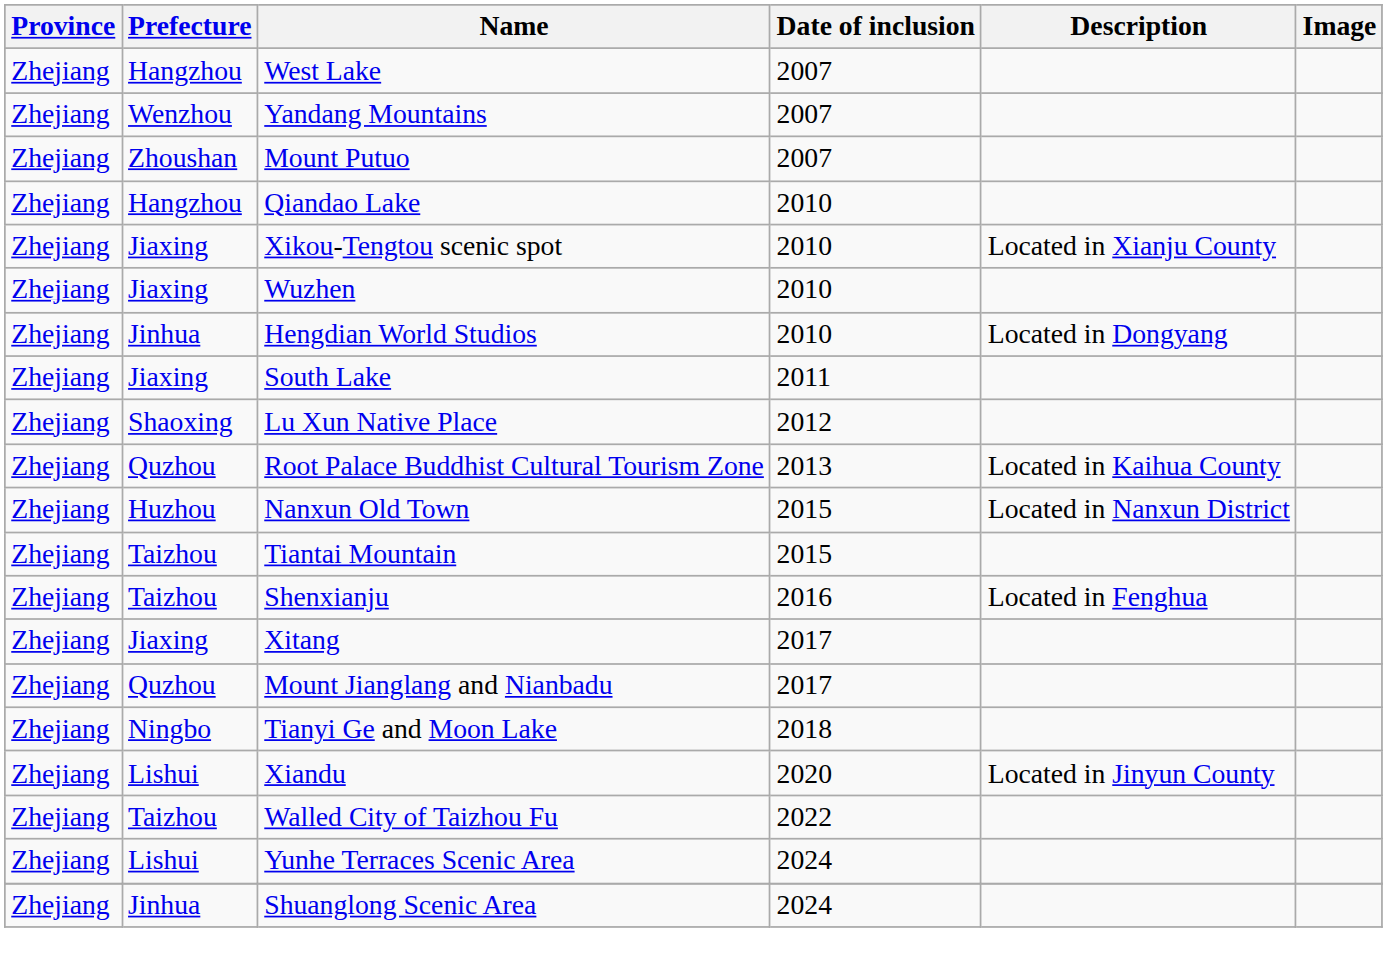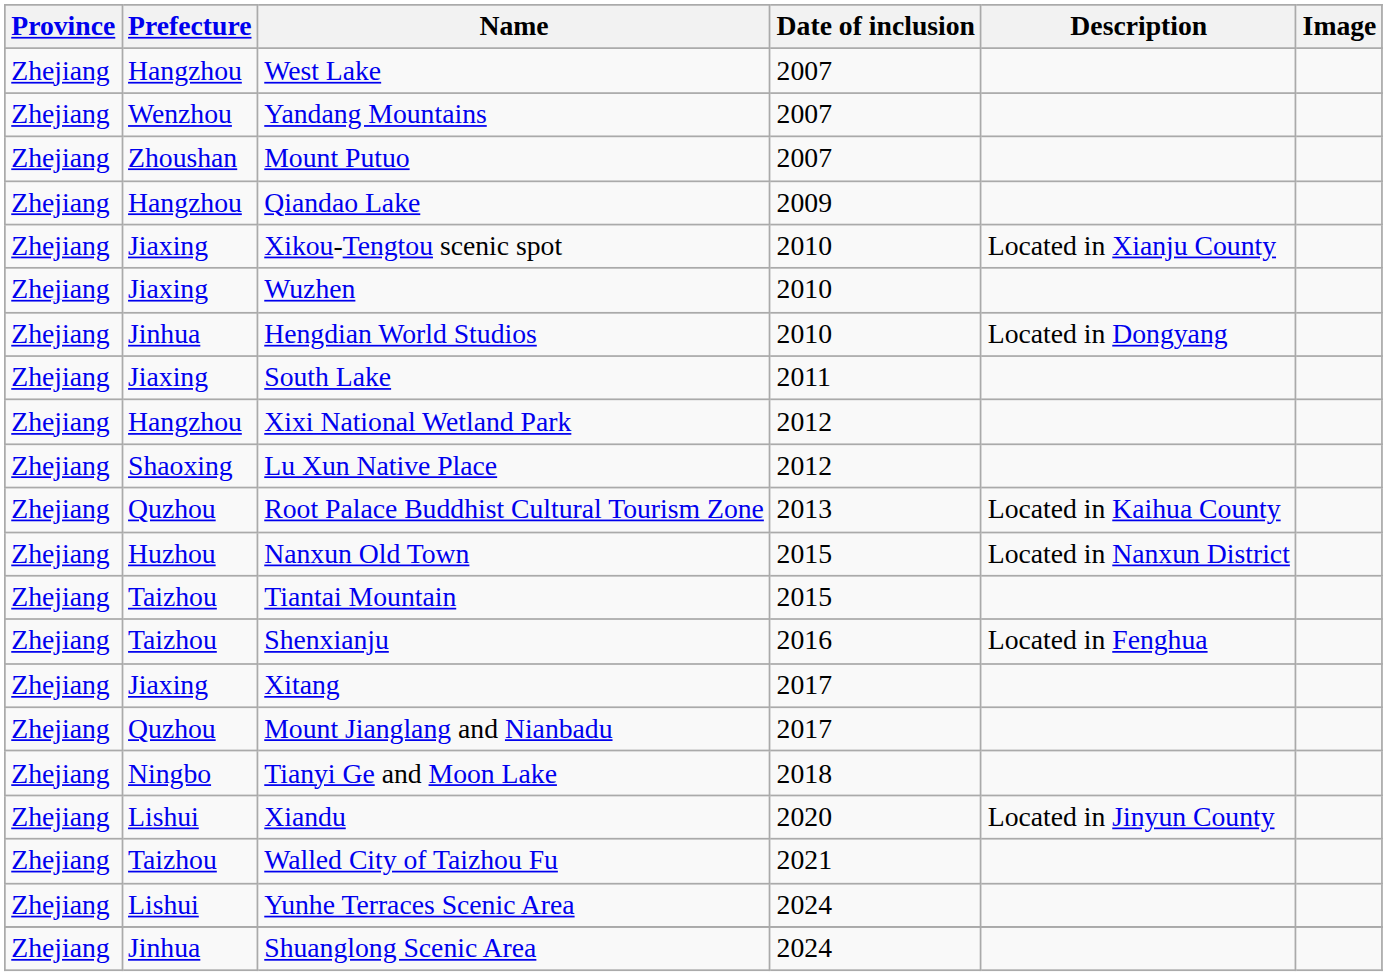(804, 202) 2010 -> (804, 202) 2009
+ row: (418, 421)
(804, 816) 2022 -> (804, 860) 2021
